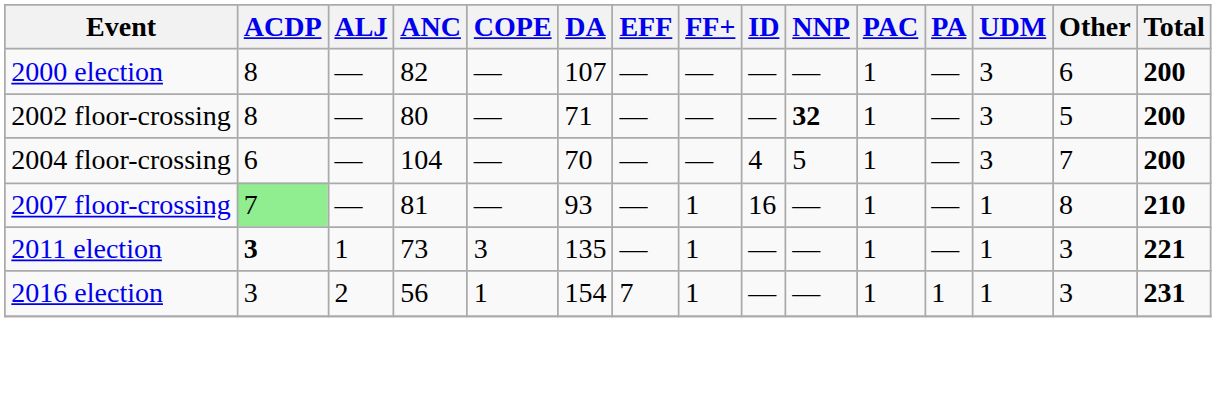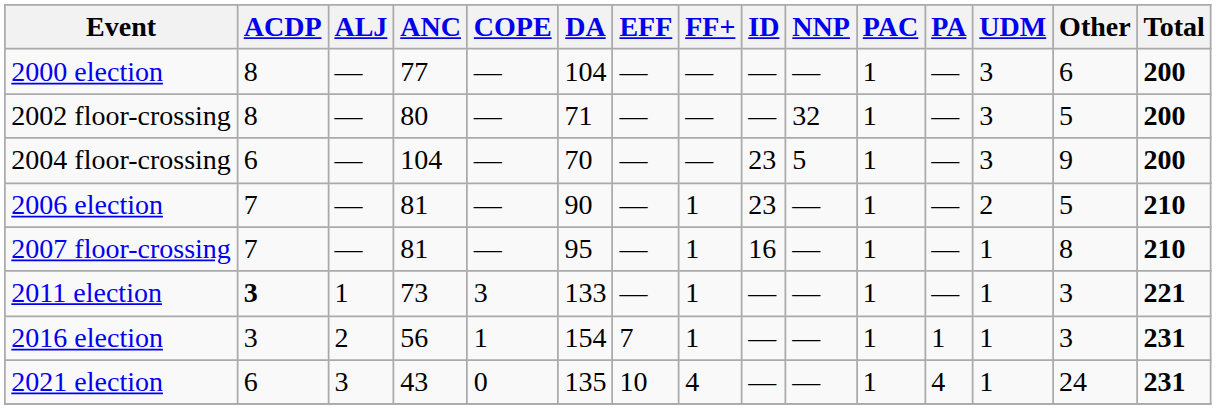(414, 71) 82 -> (414, 71) 77
(586, 71) 107 -> (586, 71) 104
(806, 115) bold -> (806, 115) normal
(755, 159) 4 -> (762, 159) 23
(1066, 159) 7 -> (1066, 159) 9
+ row: (87, 204)
(251, 204) lightgreen background -> (251, 248) no background
(579, 204) 93 -> (579, 248) 95
(586, 248) 135 -> (586, 293) 133
+ row: (87, 381)
